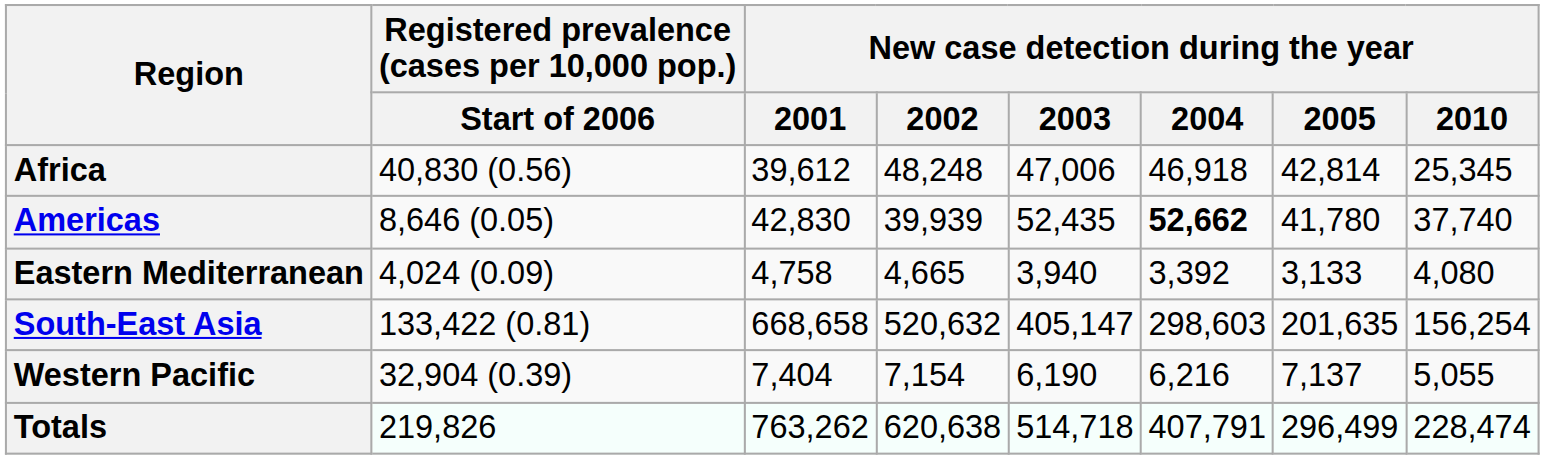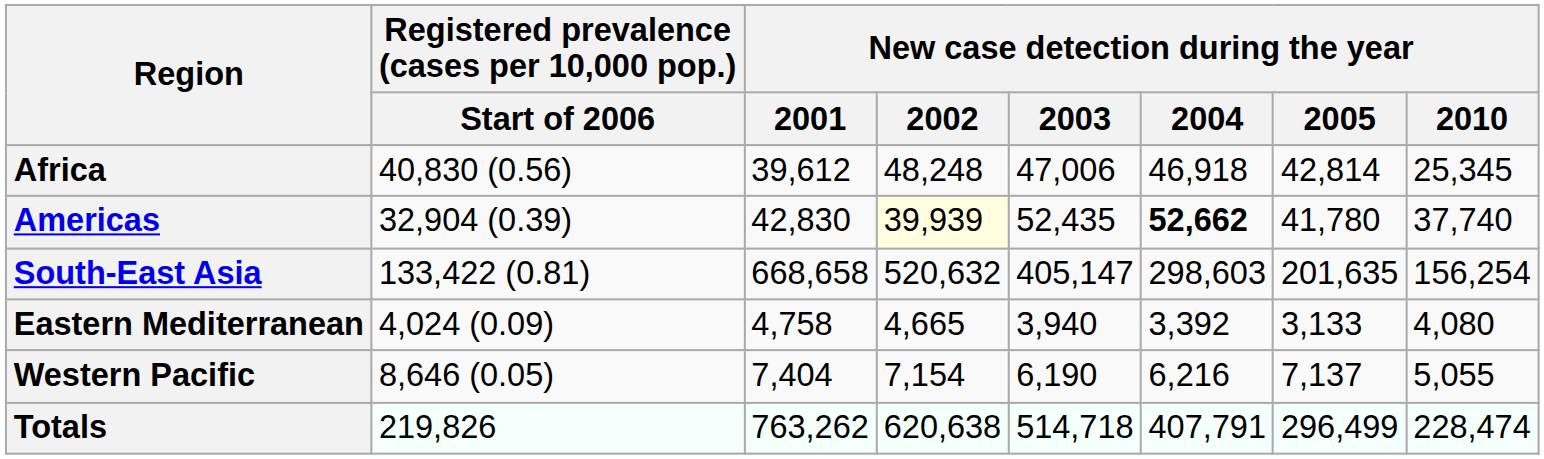(466, 221) 8,646 (0.05) -> (476, 221) 32,904 (0.39)
(933, 221) no background -> (933, 221) lightyellow background
rows swapped: (138, 324) <-> (189, 272)
(476, 375) 32,904 (0.39) -> (466, 375) 8,646 (0.05)
